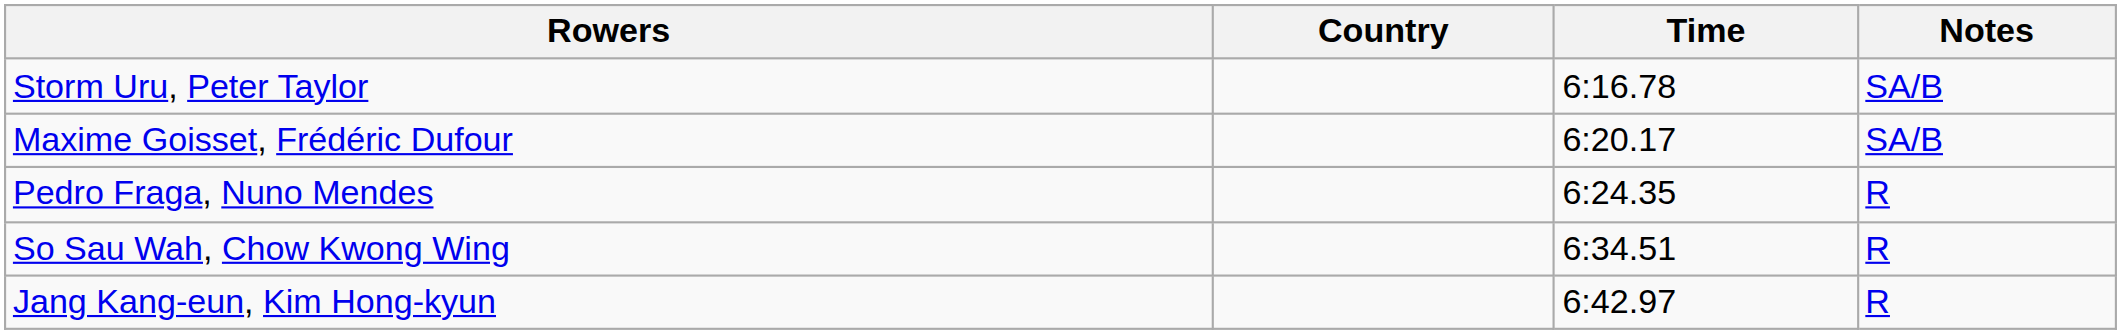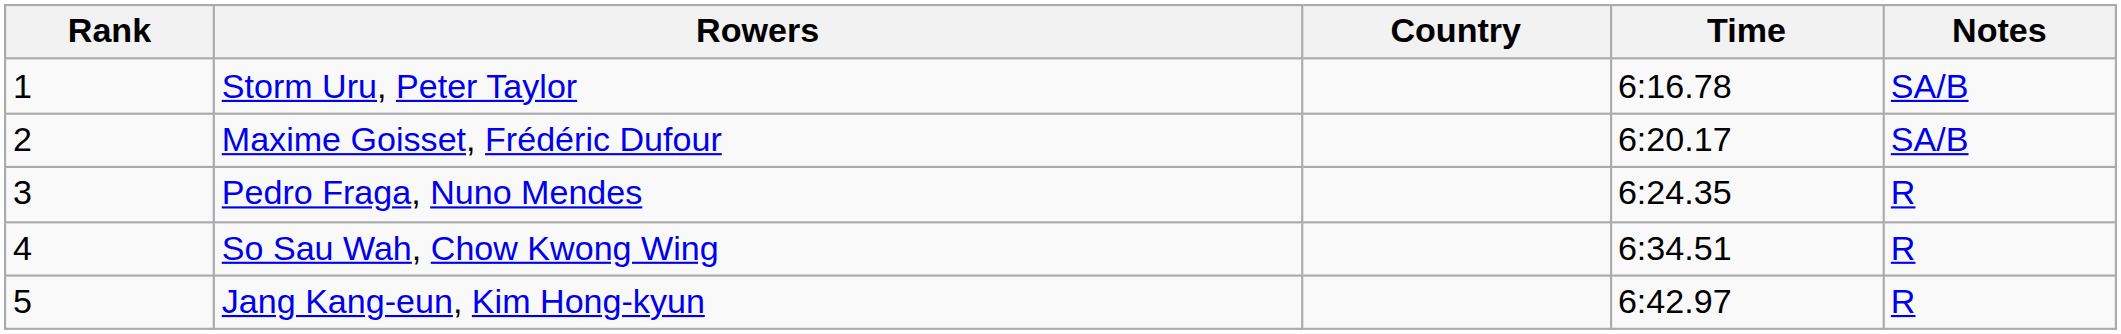+ column: (109, 31)
